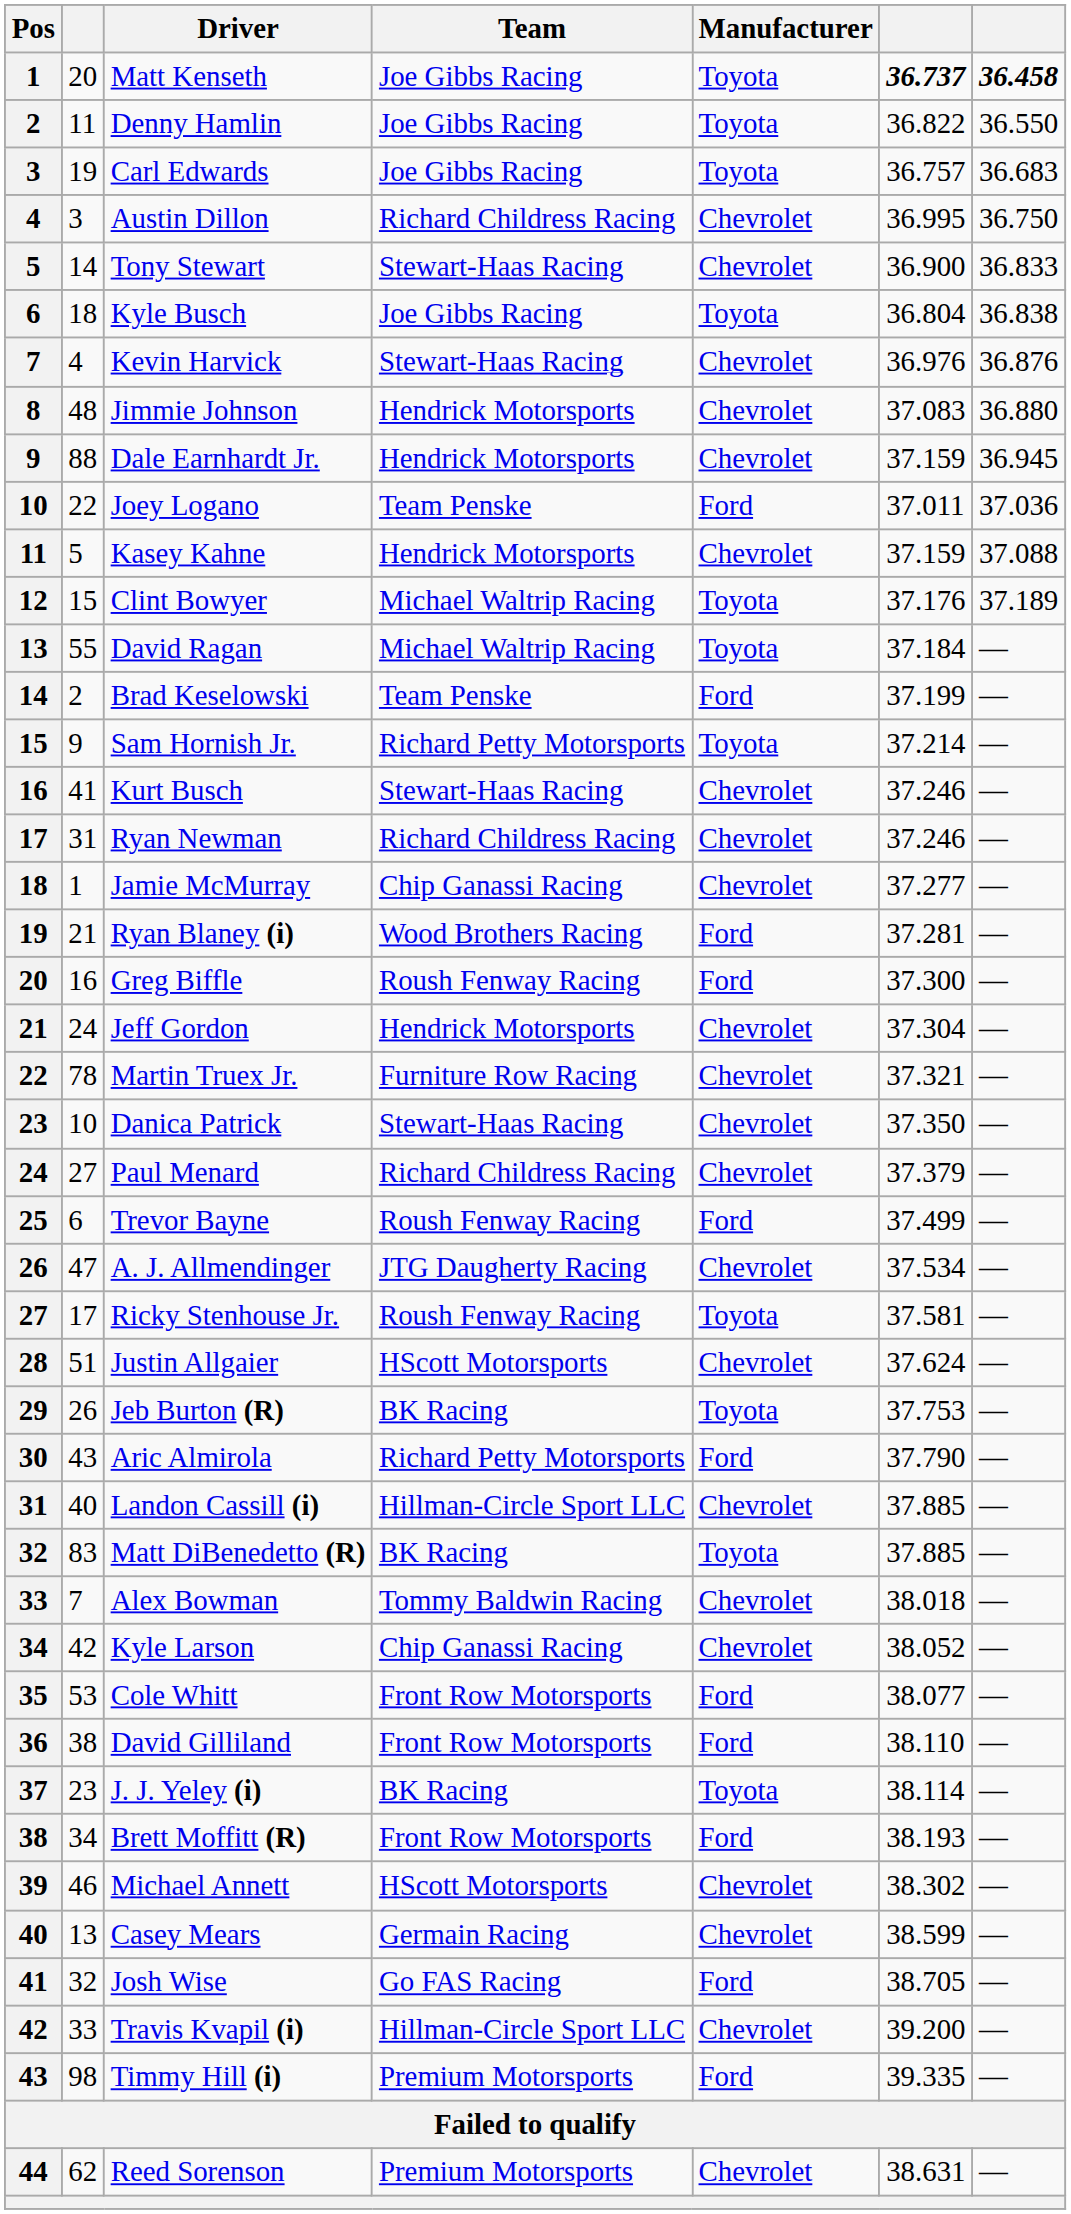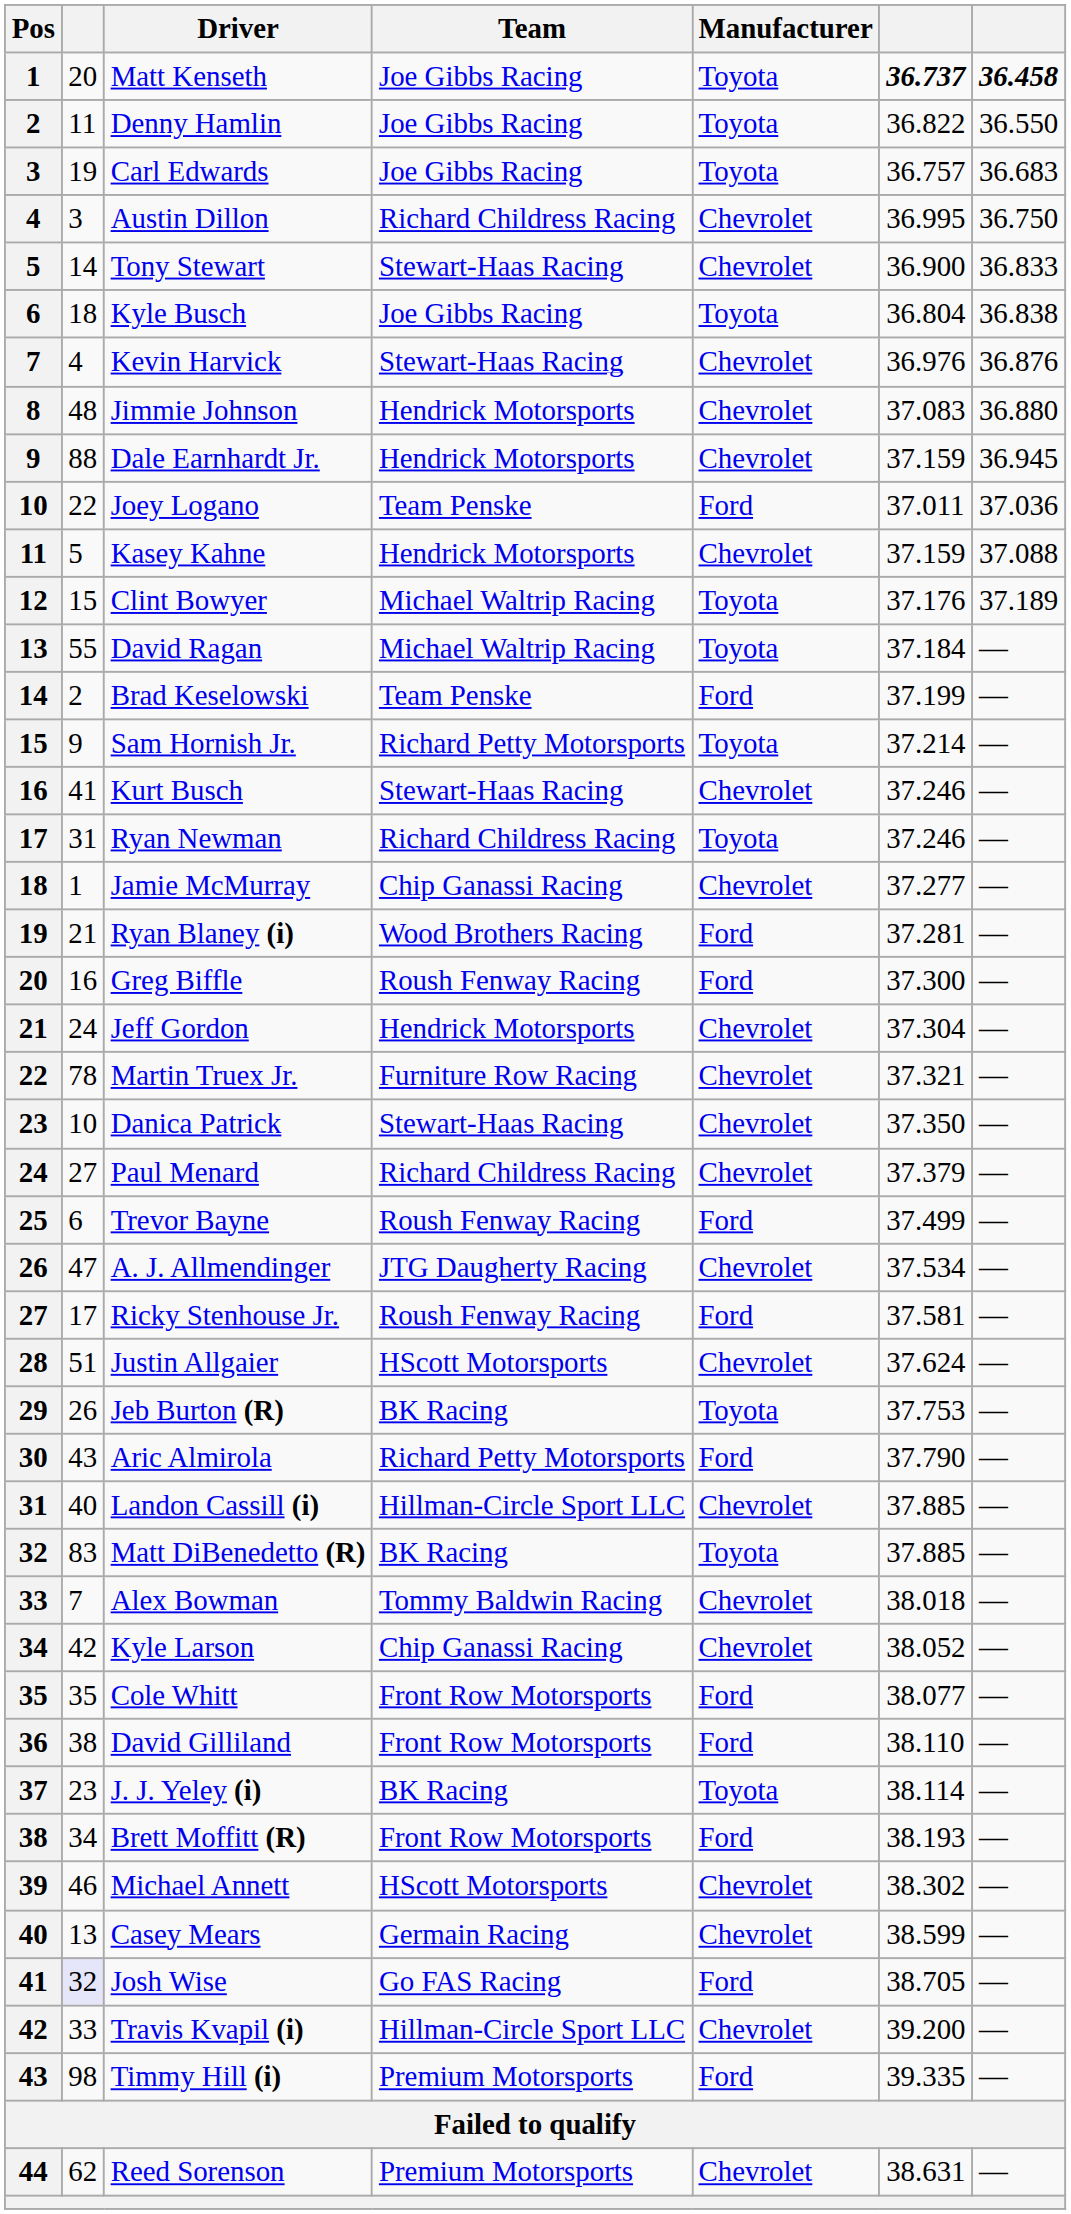(755, 838) Chevrolet -> (738, 838) Toyota
(738, 1314) Toyota -> (726, 1314) Ford
(83, 1695) 53 -> (83, 1695) 35
(83, 1980) no background -> (83, 1980) lavender background
